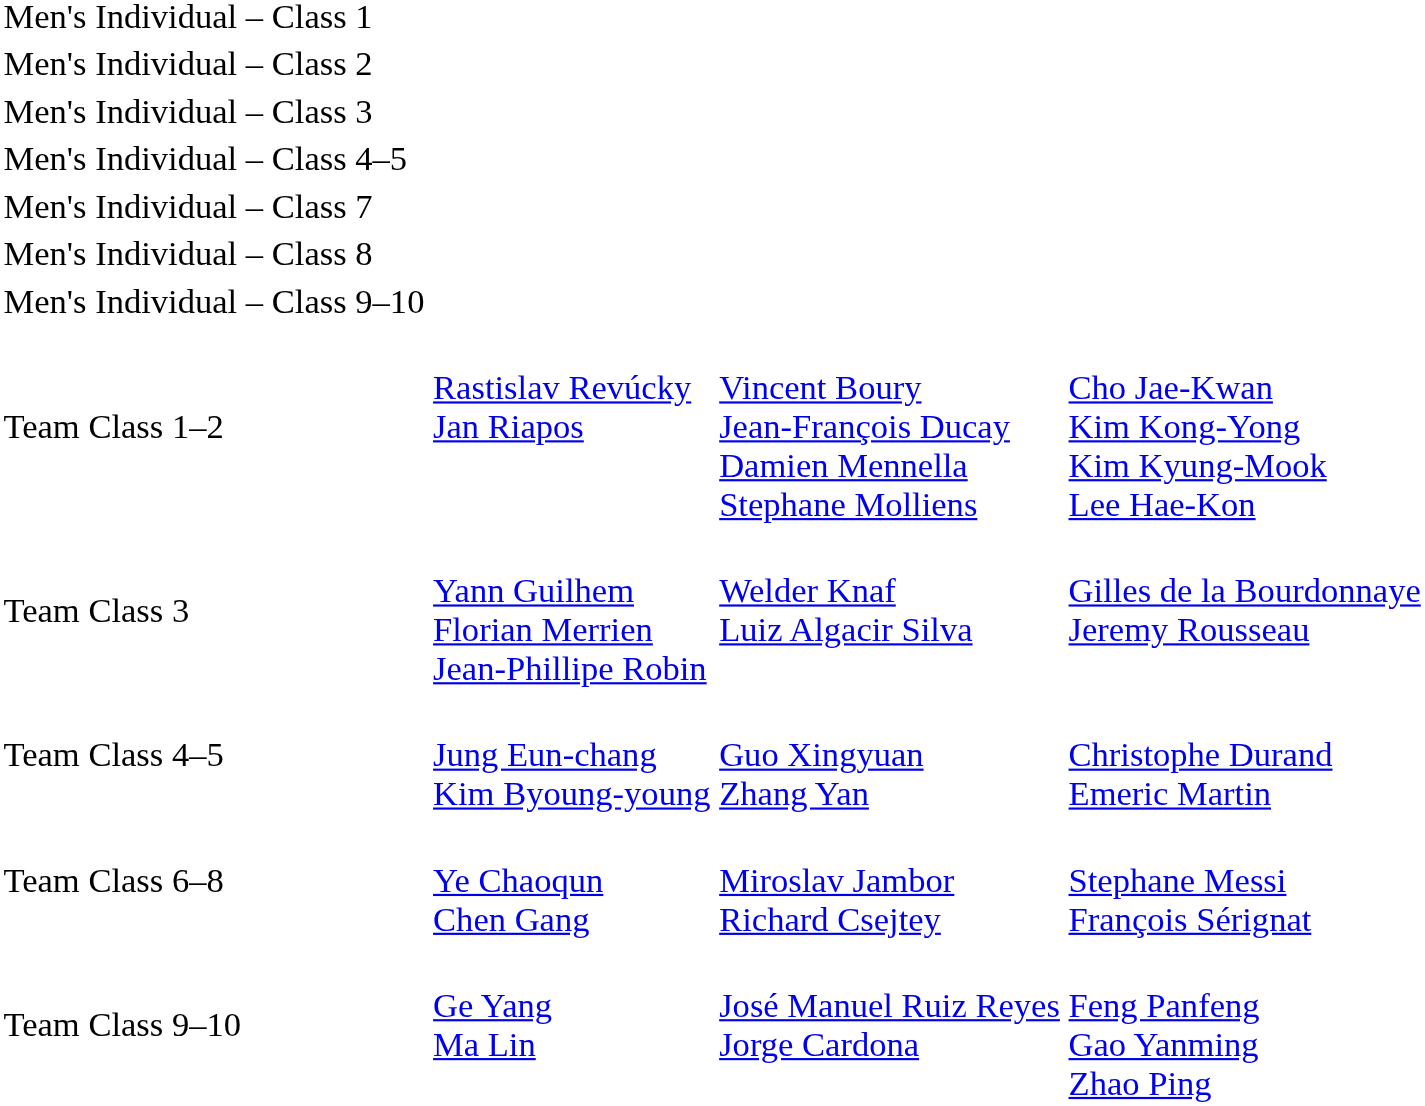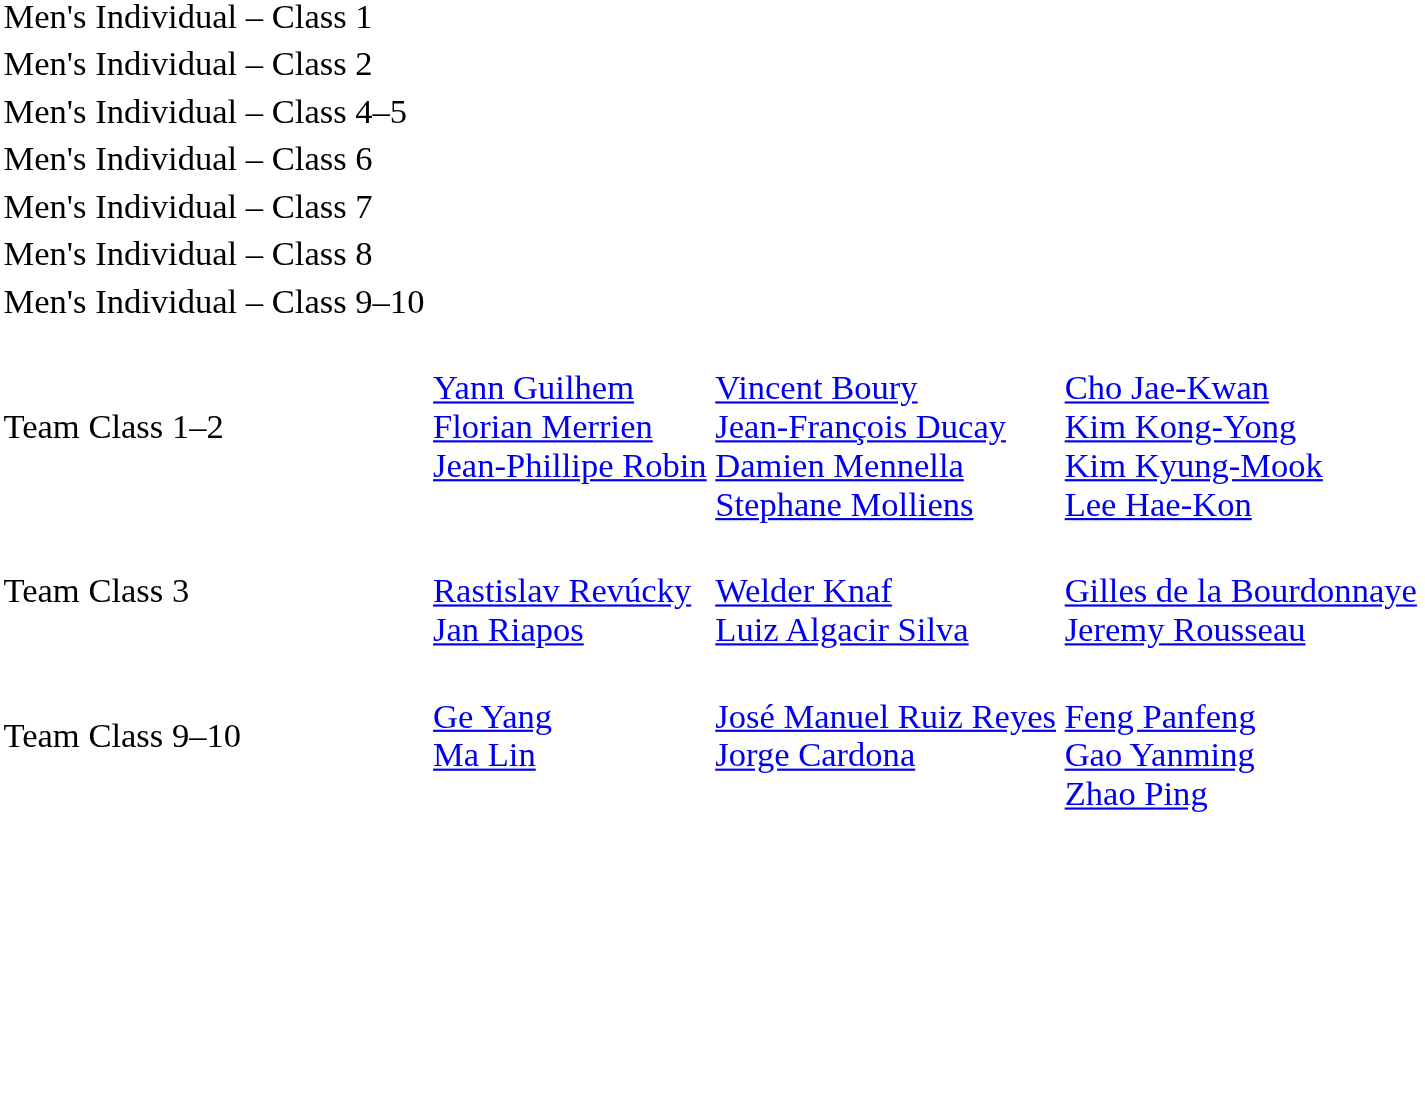- row: (188, 111)
+ row: (188, 158)
(562, 407) Rastislav Revúcky Jan Riapos -> (570, 426) Yann Guilhem Florian Merrien Jean-Phillipe Robin
(570, 629) Yann Guilhem Florian Merrien Jean-Phillipe Robin -> (562, 610) Rastislav Revúcky Jan Riapos
- row: (114, 755)
- row: (114, 880)
